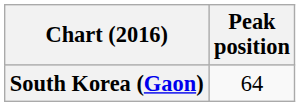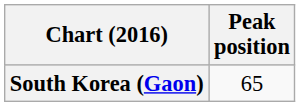(252, 82) 64 -> (252, 82) 65
